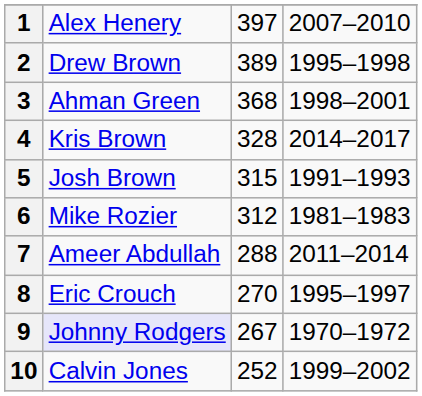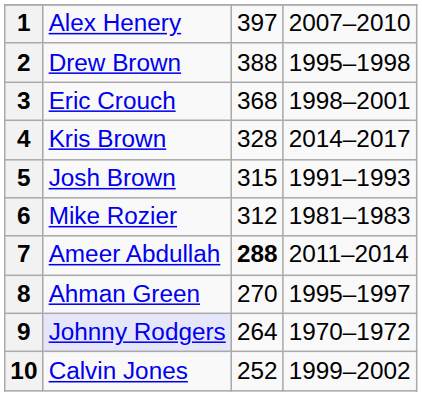(257, 62) 389 -> (257, 62) 388
(124, 100) Ahman Green -> (112, 100) Eric Crouch
(257, 255) normal -> (257, 255) bold
(112, 293) Eric Crouch -> (124, 293) Ahman Green
(257, 332) 267 -> (257, 332) 264
